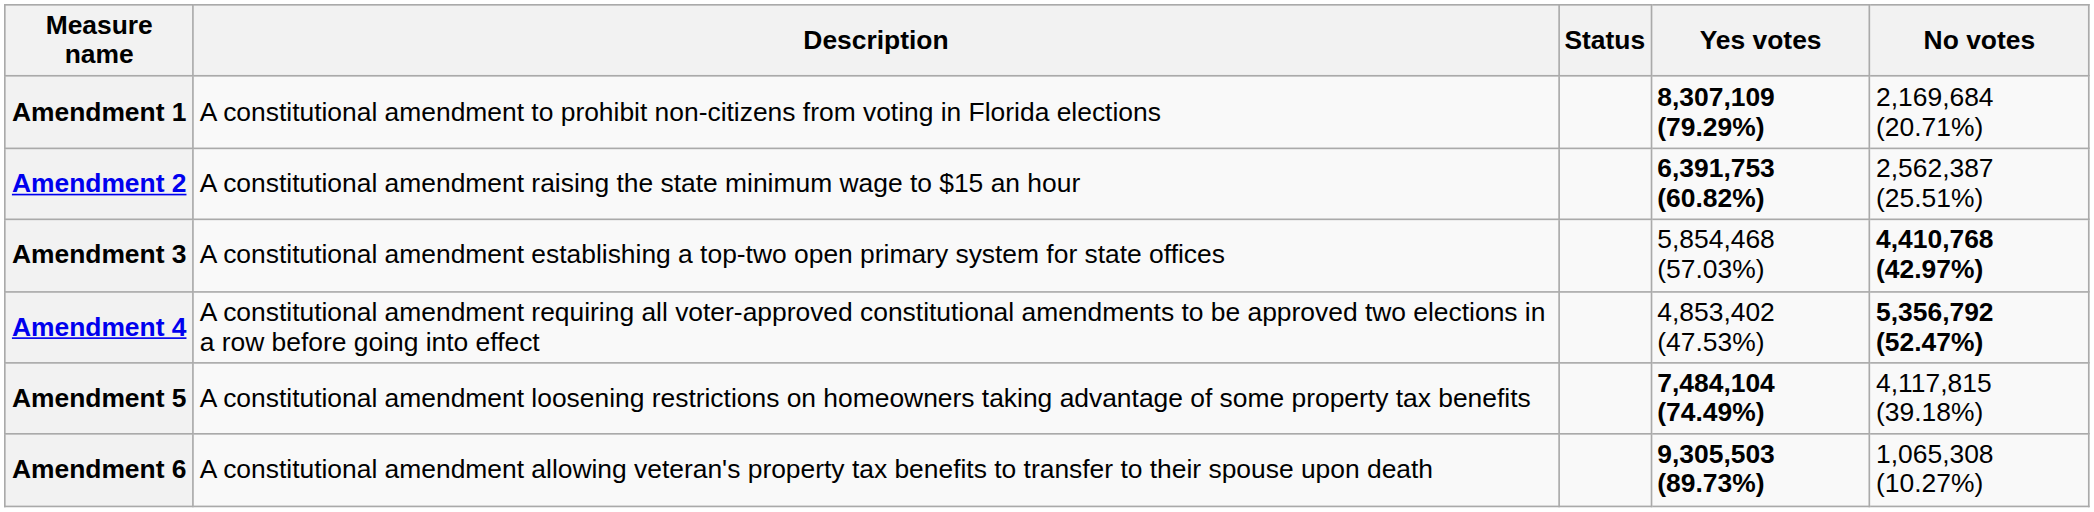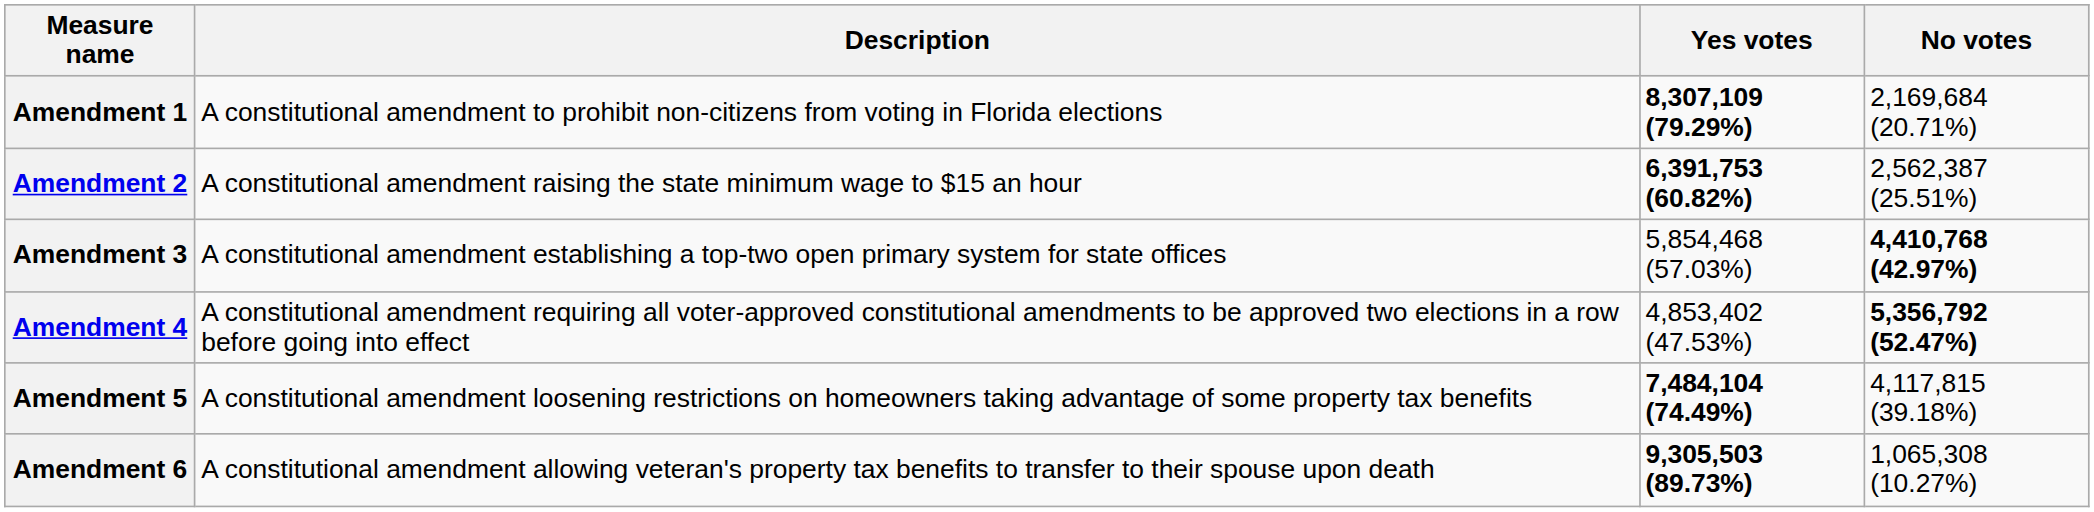- column: (1605, 40)
